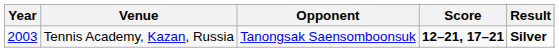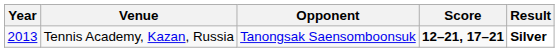(22, 37) 2003 -> (22, 37) 2013
